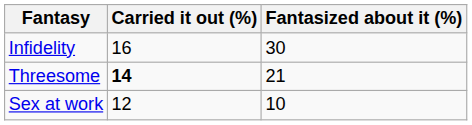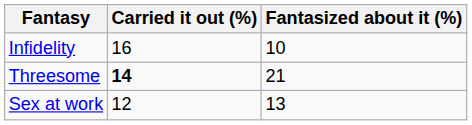(276, 47) 30 -> (276, 47) 10
(276, 104) 10 -> (276, 104) 13
